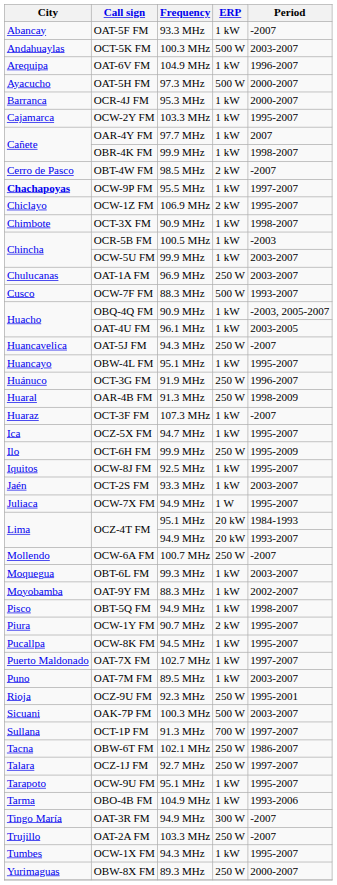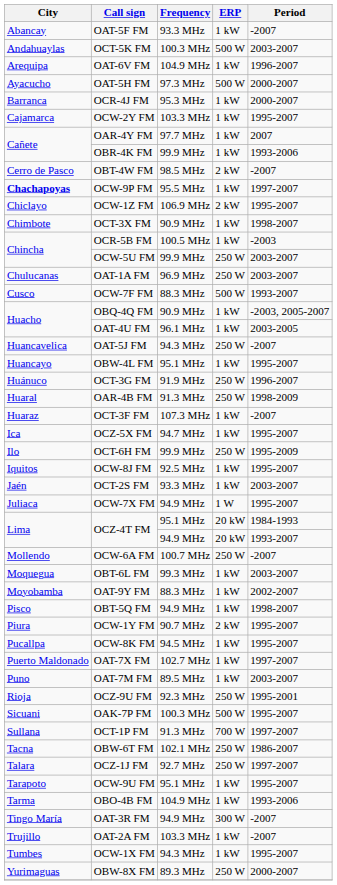(274, 153) 1998-2007 -> (274, 153) 1993-2006
(227, 258) 1 kW -> (230, 258) 250 W
(274, 713) 2003-2007 -> (274, 713) 1995-2007
(230, 836) 250 W -> (227, 836) 1 kW
